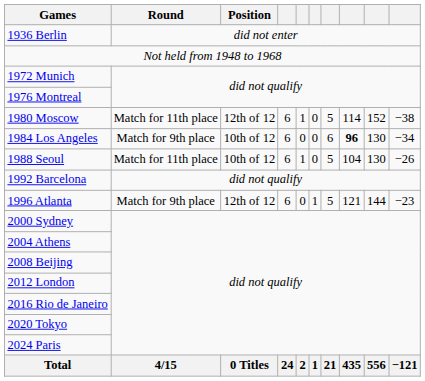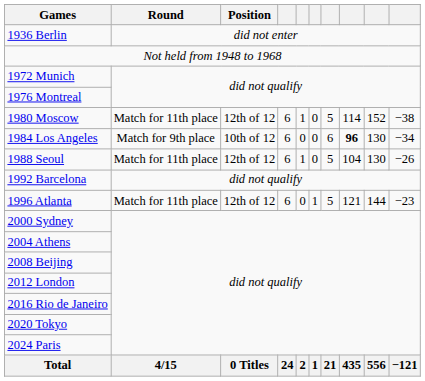(249, 158) 10th of 12 -> (249, 158) 12th of 12
(166, 200) Match for 9th place -> (166, 200) Match for 11th place
